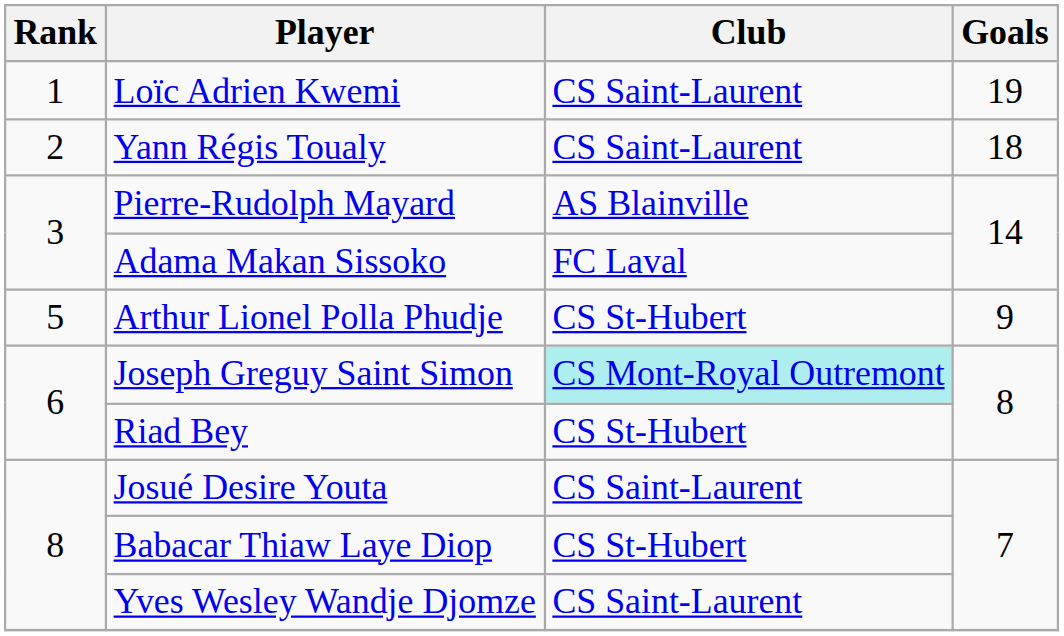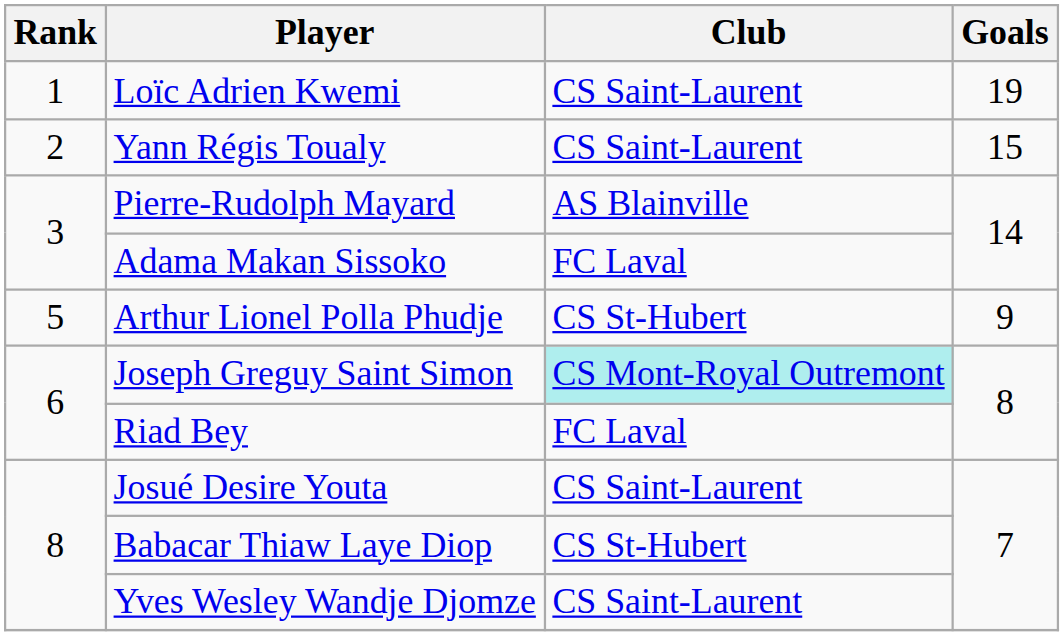(1005, 146) 18 -> (1005, 146) 15
(649, 430) CS St-Hubert -> (620, 430) FC Laval
